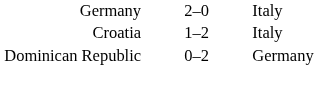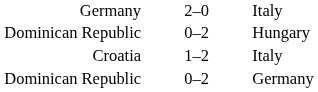+ row: (73, 33)
